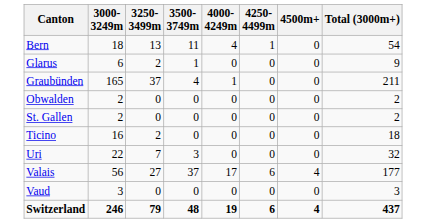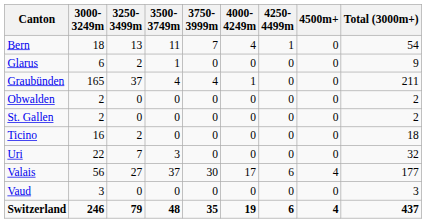+ column: (202, 20)
